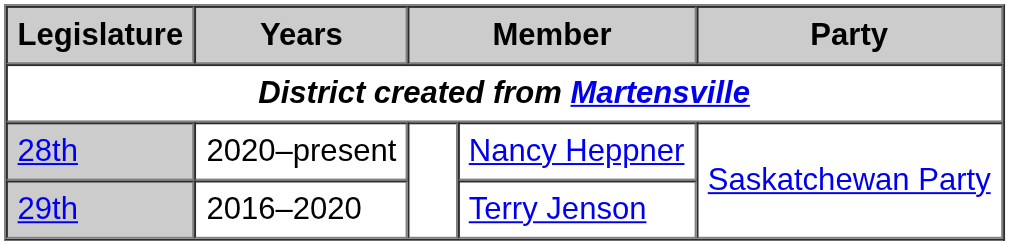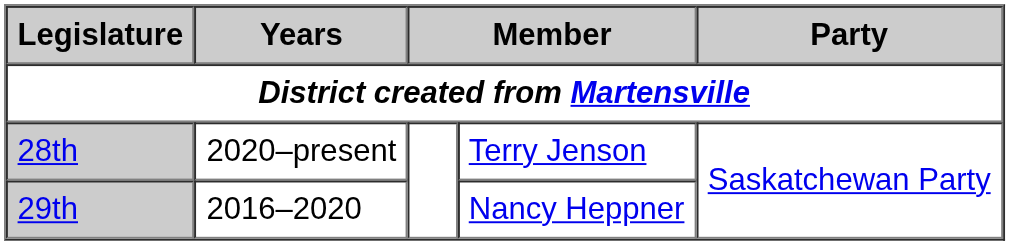(577, 150) Nancy Heppner -> (558, 150) Terry Jenson
(558, 209) Terry Jenson -> (577, 209) Nancy Heppner
